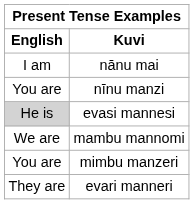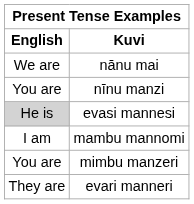(37, 65) I am -> (37, 65) We are
(37, 138) We are -> (37, 138) I am
